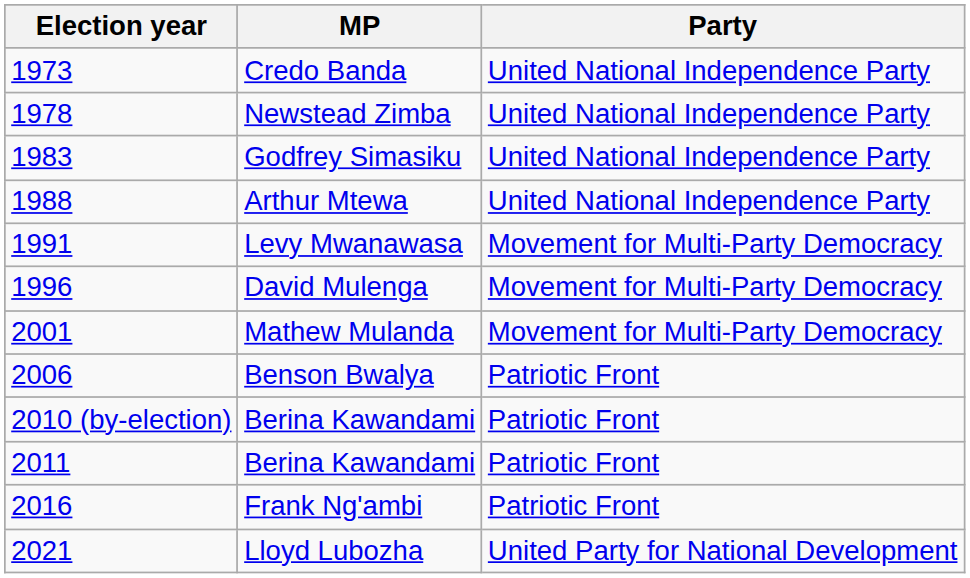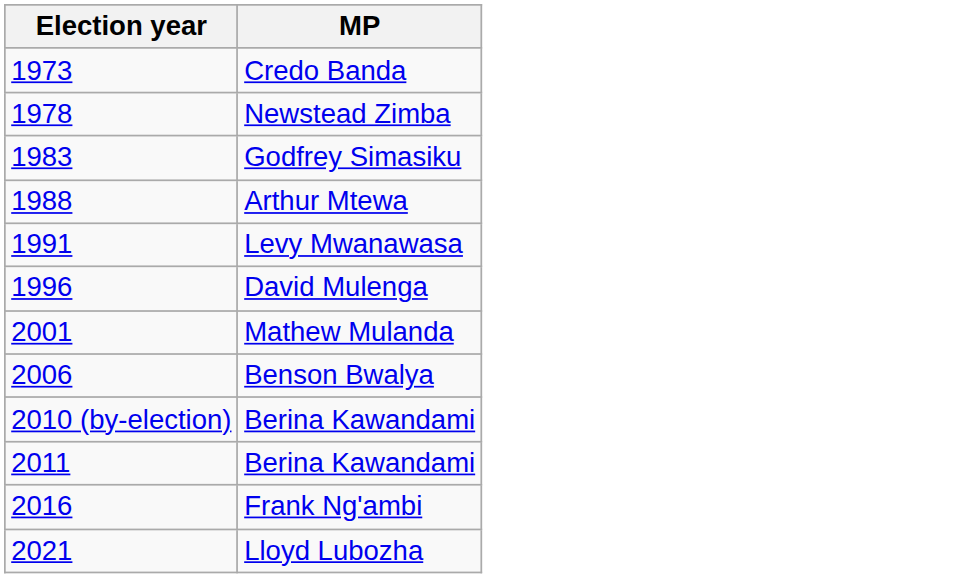- column: (723, 26)
